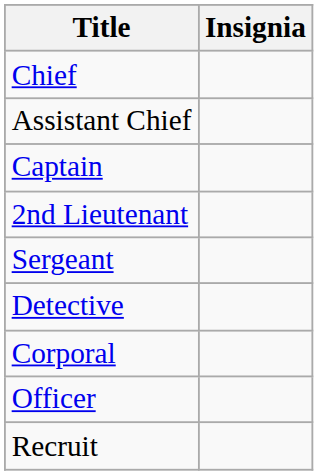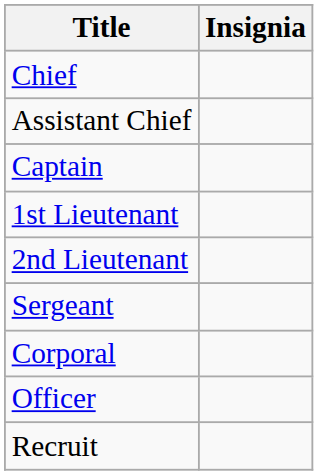+ row: (95, 213)
- row: (68, 306)
